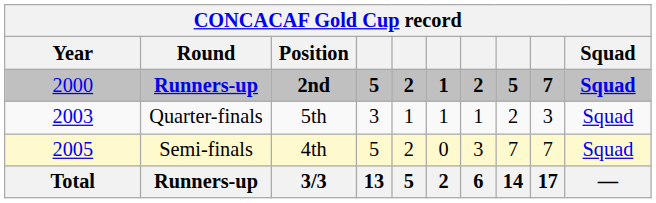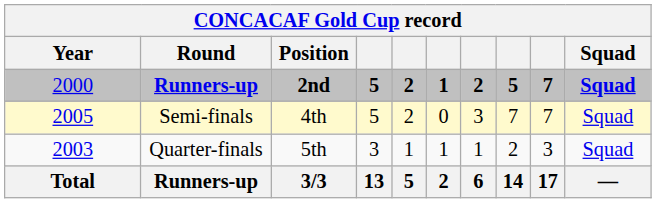rows swapped: (206, 117) <-> (206, 149)
